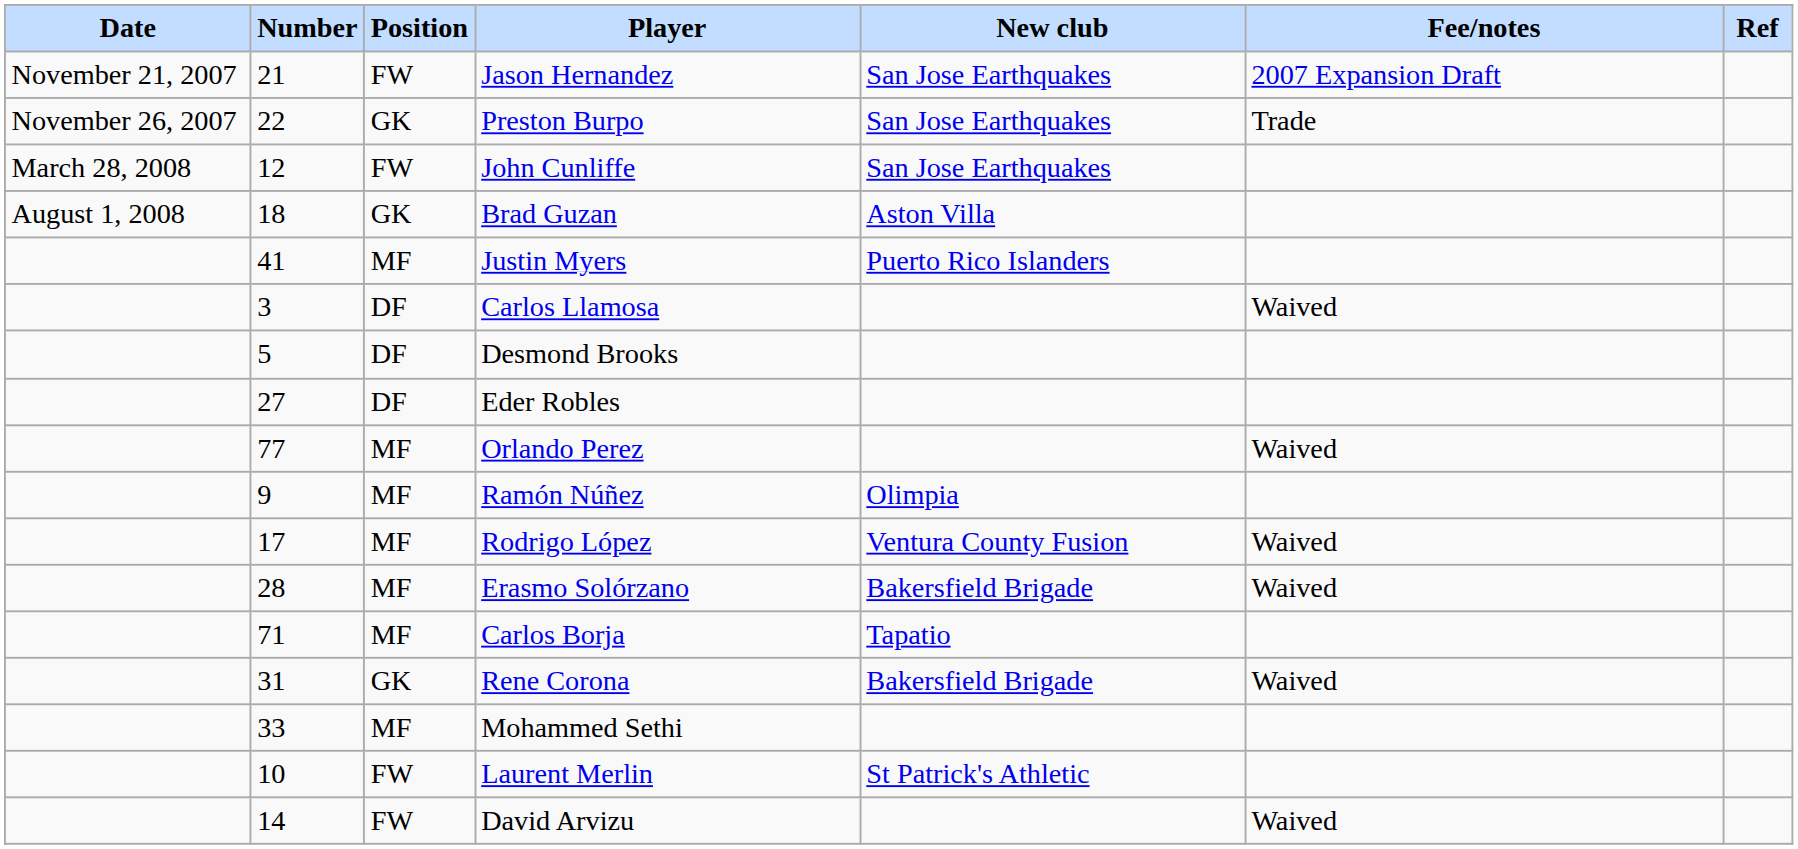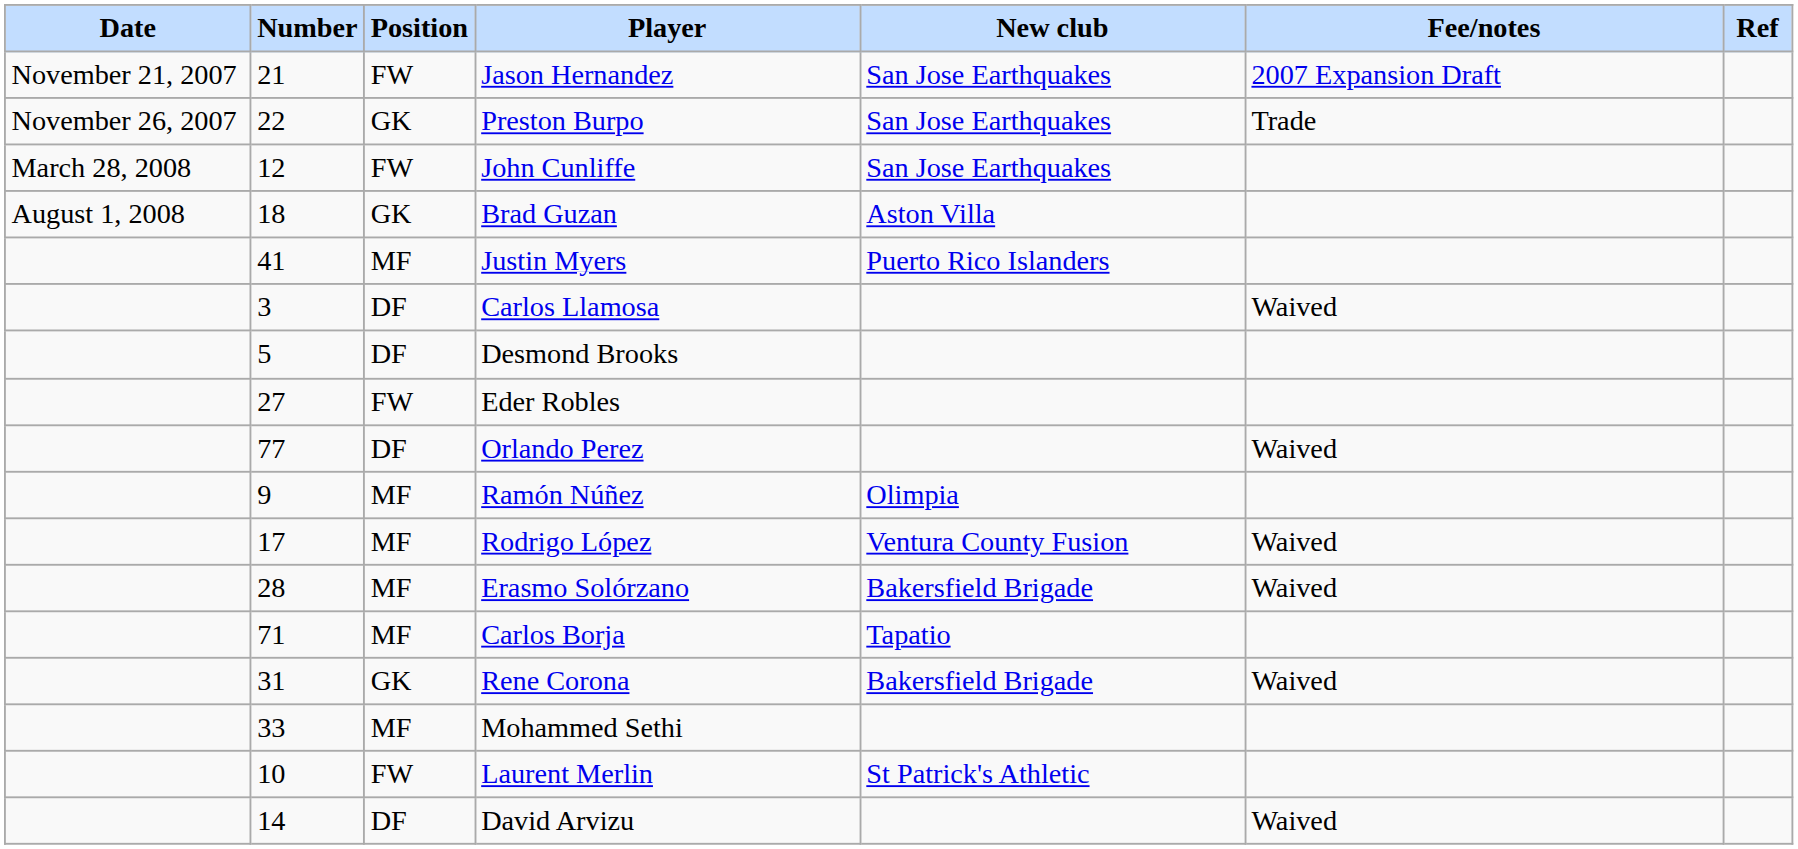(389, 400) DF -> (392, 400) FW
(391, 447) MF -> (389, 447) DF
(392, 820) FW -> (389, 820) DF
